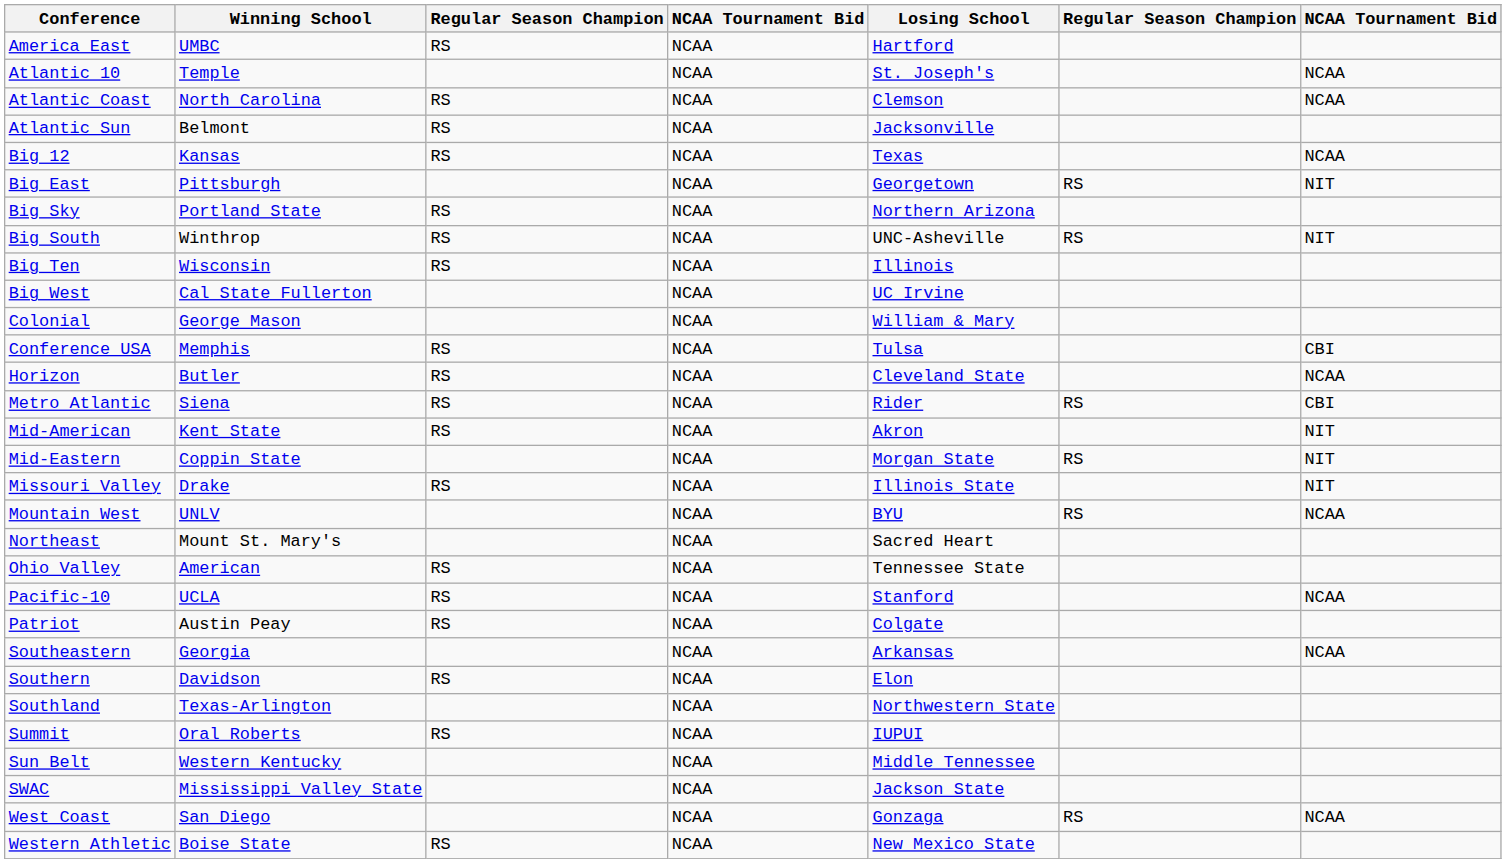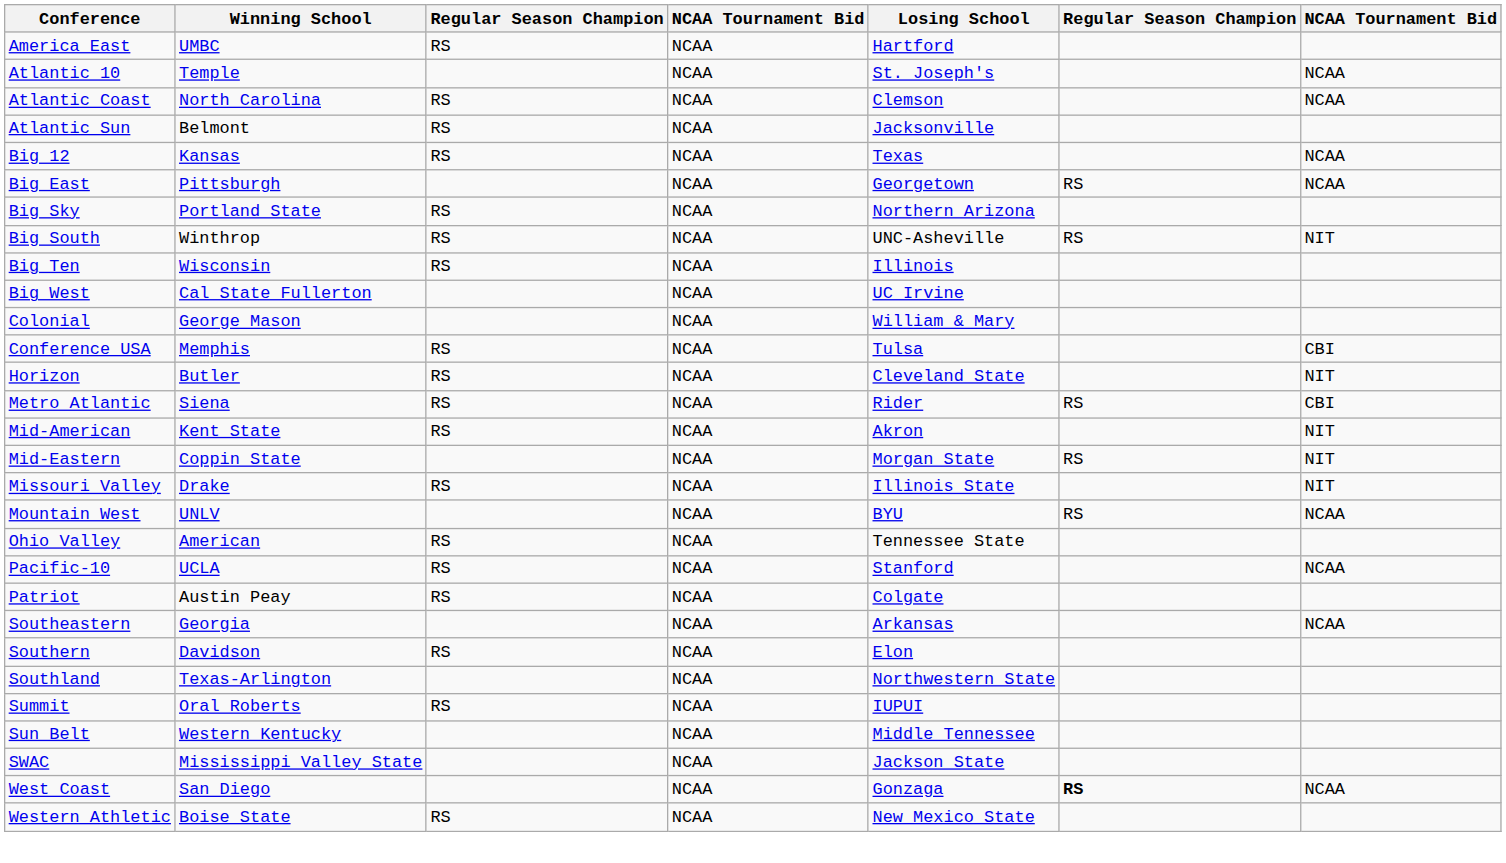(1320, 184) NIT -> (1325, 184) NCAA
(1325, 376) NCAA -> (1320, 376) NIT
- row: (54, 542)
(1073, 817) normal -> (1073, 790) bold
